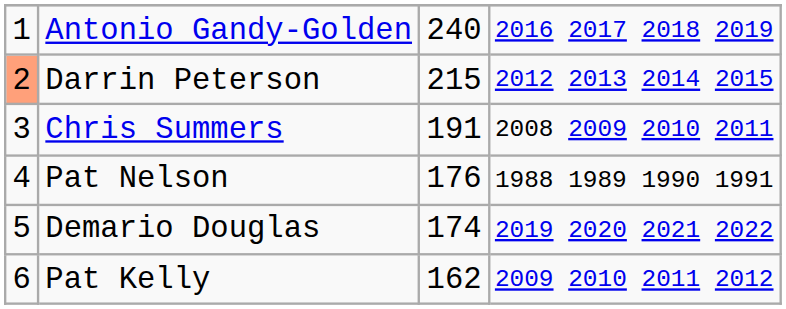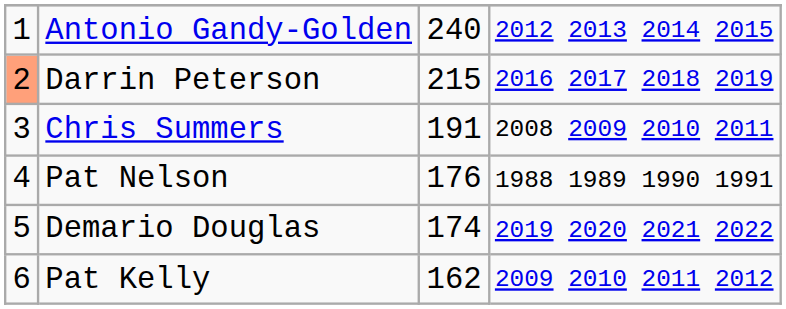(634, 30) 2016 2017 2018 2019 -> (634, 30) 2012 2013 2014 2015
(634, 80) 2012 2013 2014 2015 -> (634, 80) 2016 2017 2018 2019
